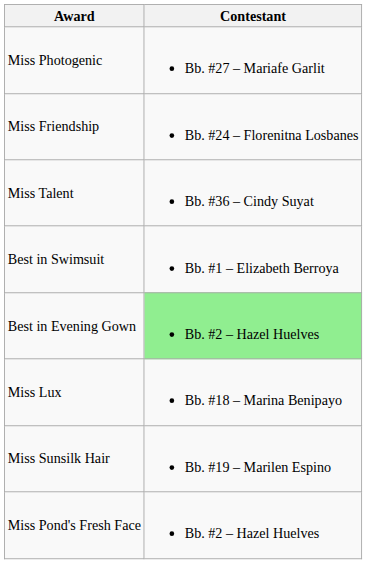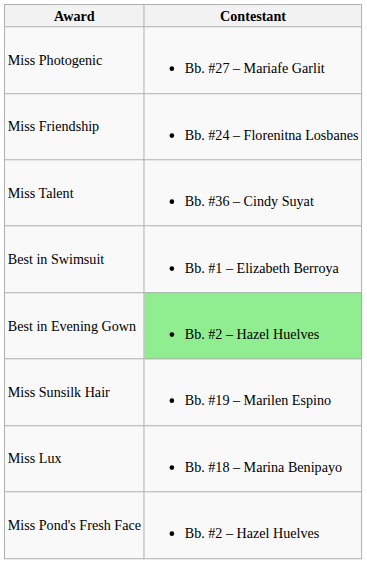rows swapped: (59, 459) <-> (35, 392)
